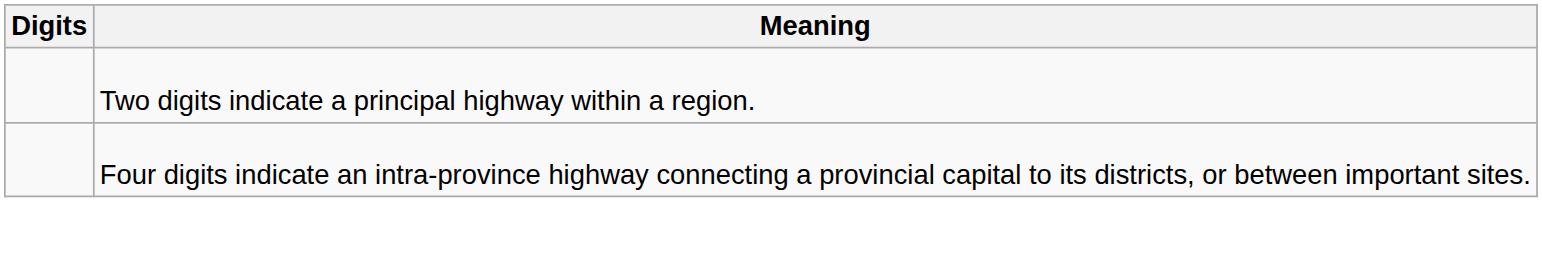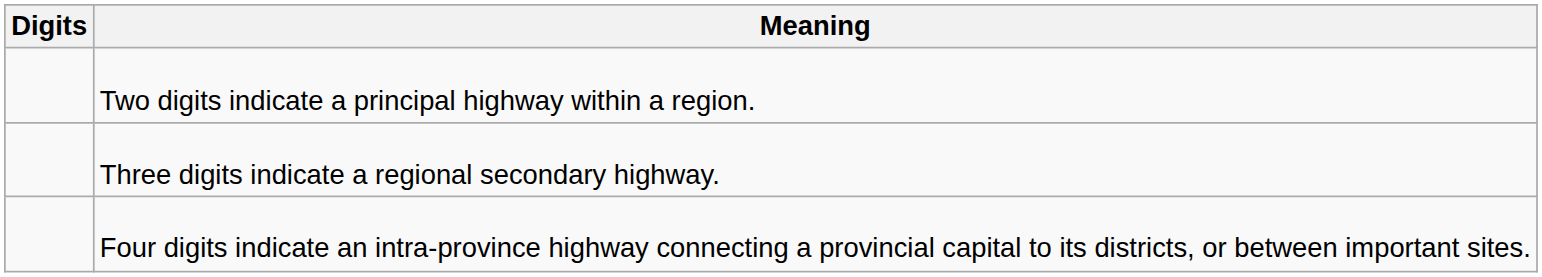+ row: (410, 174)
